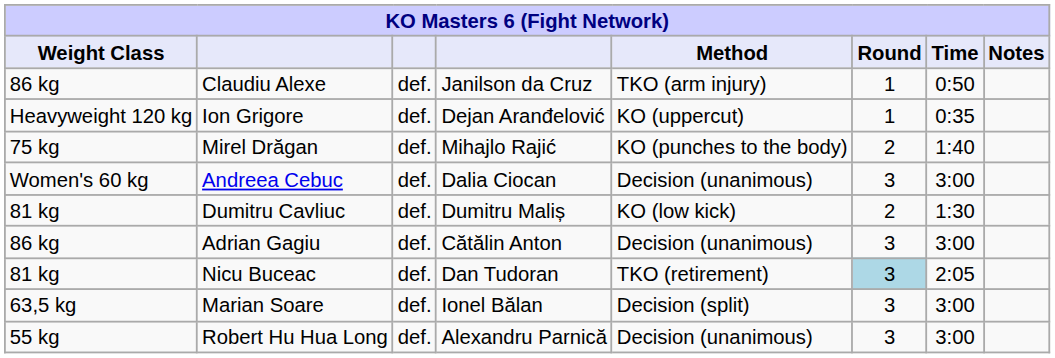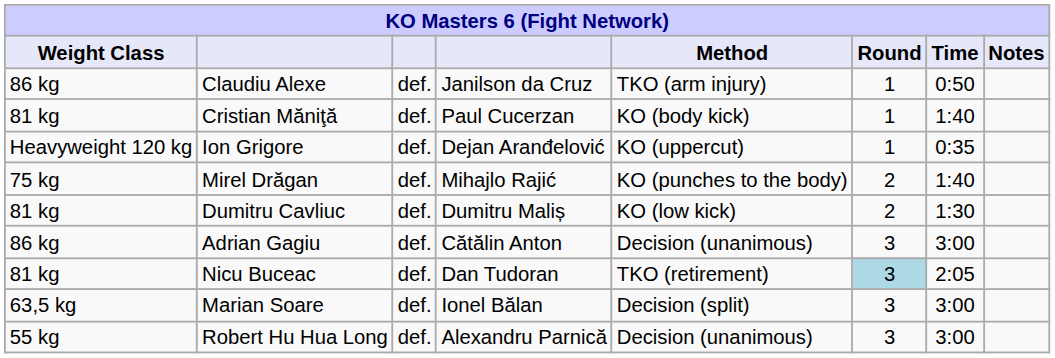+ row: (270, 116)
- row: (272, 179)
